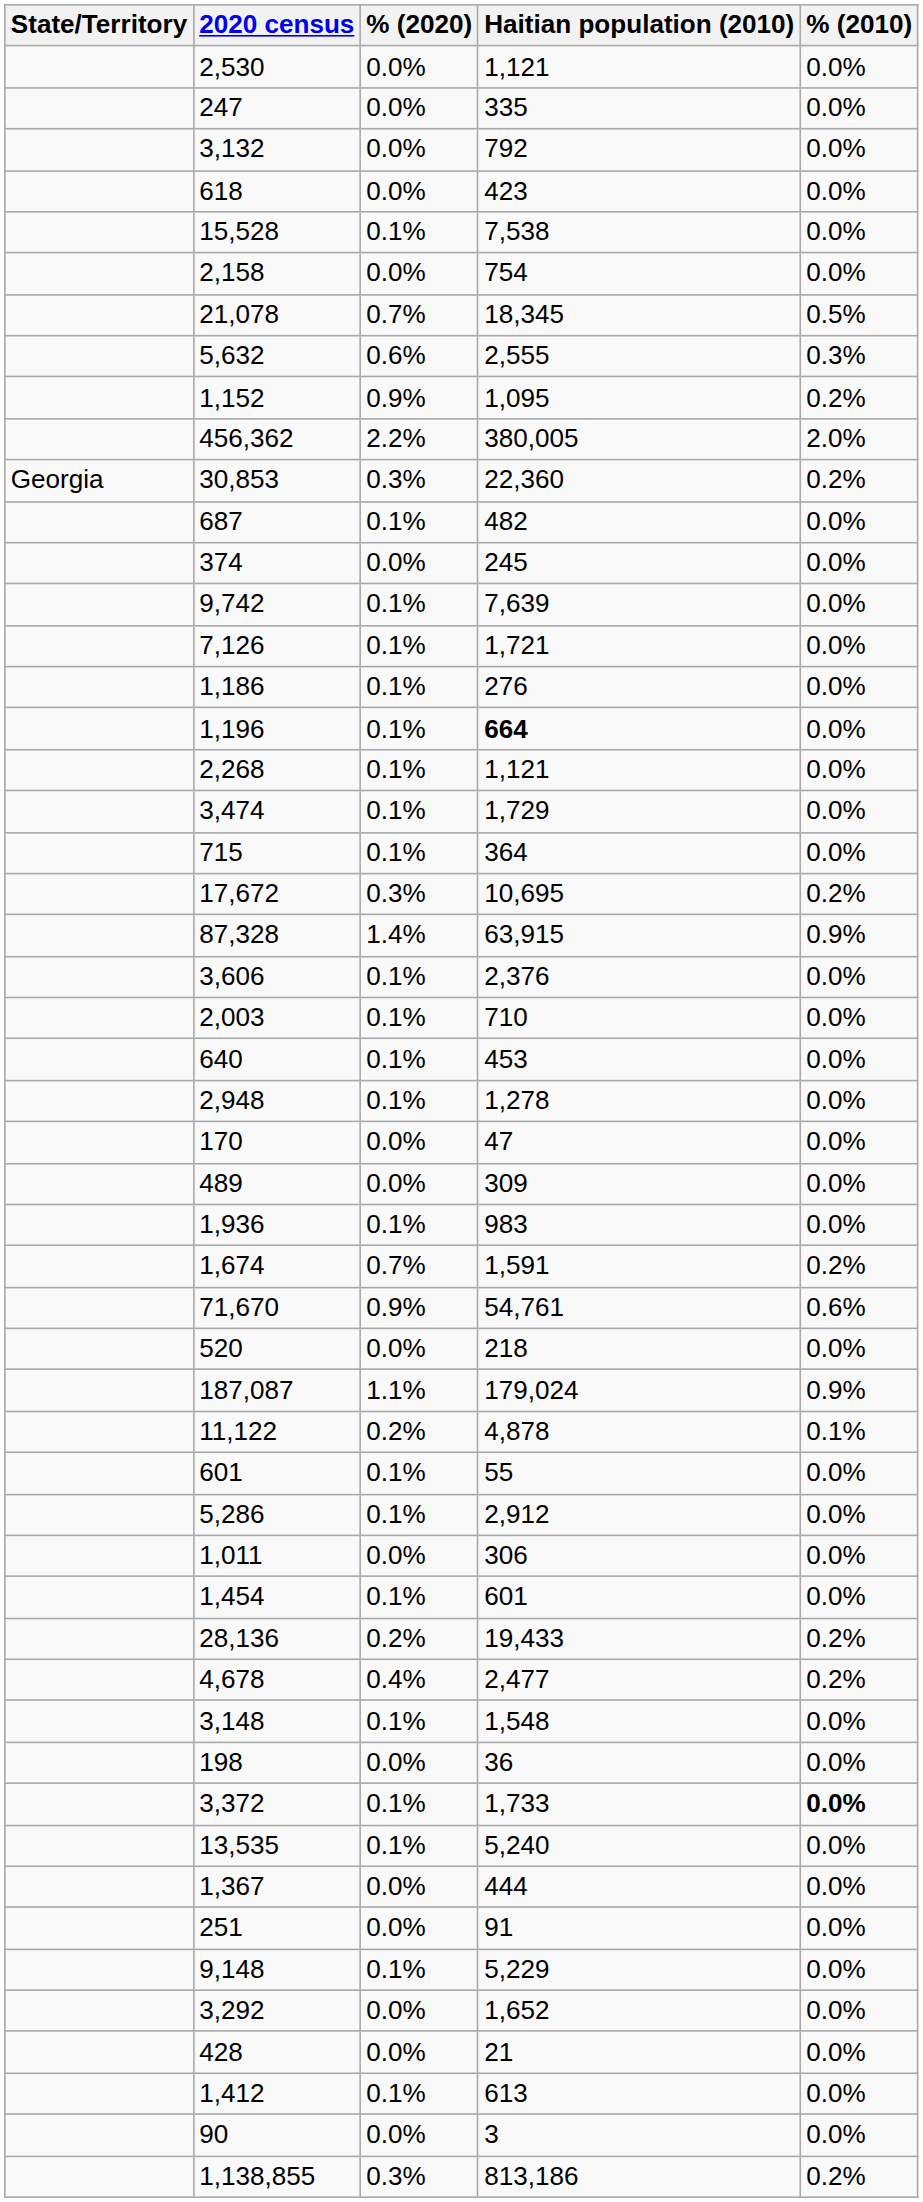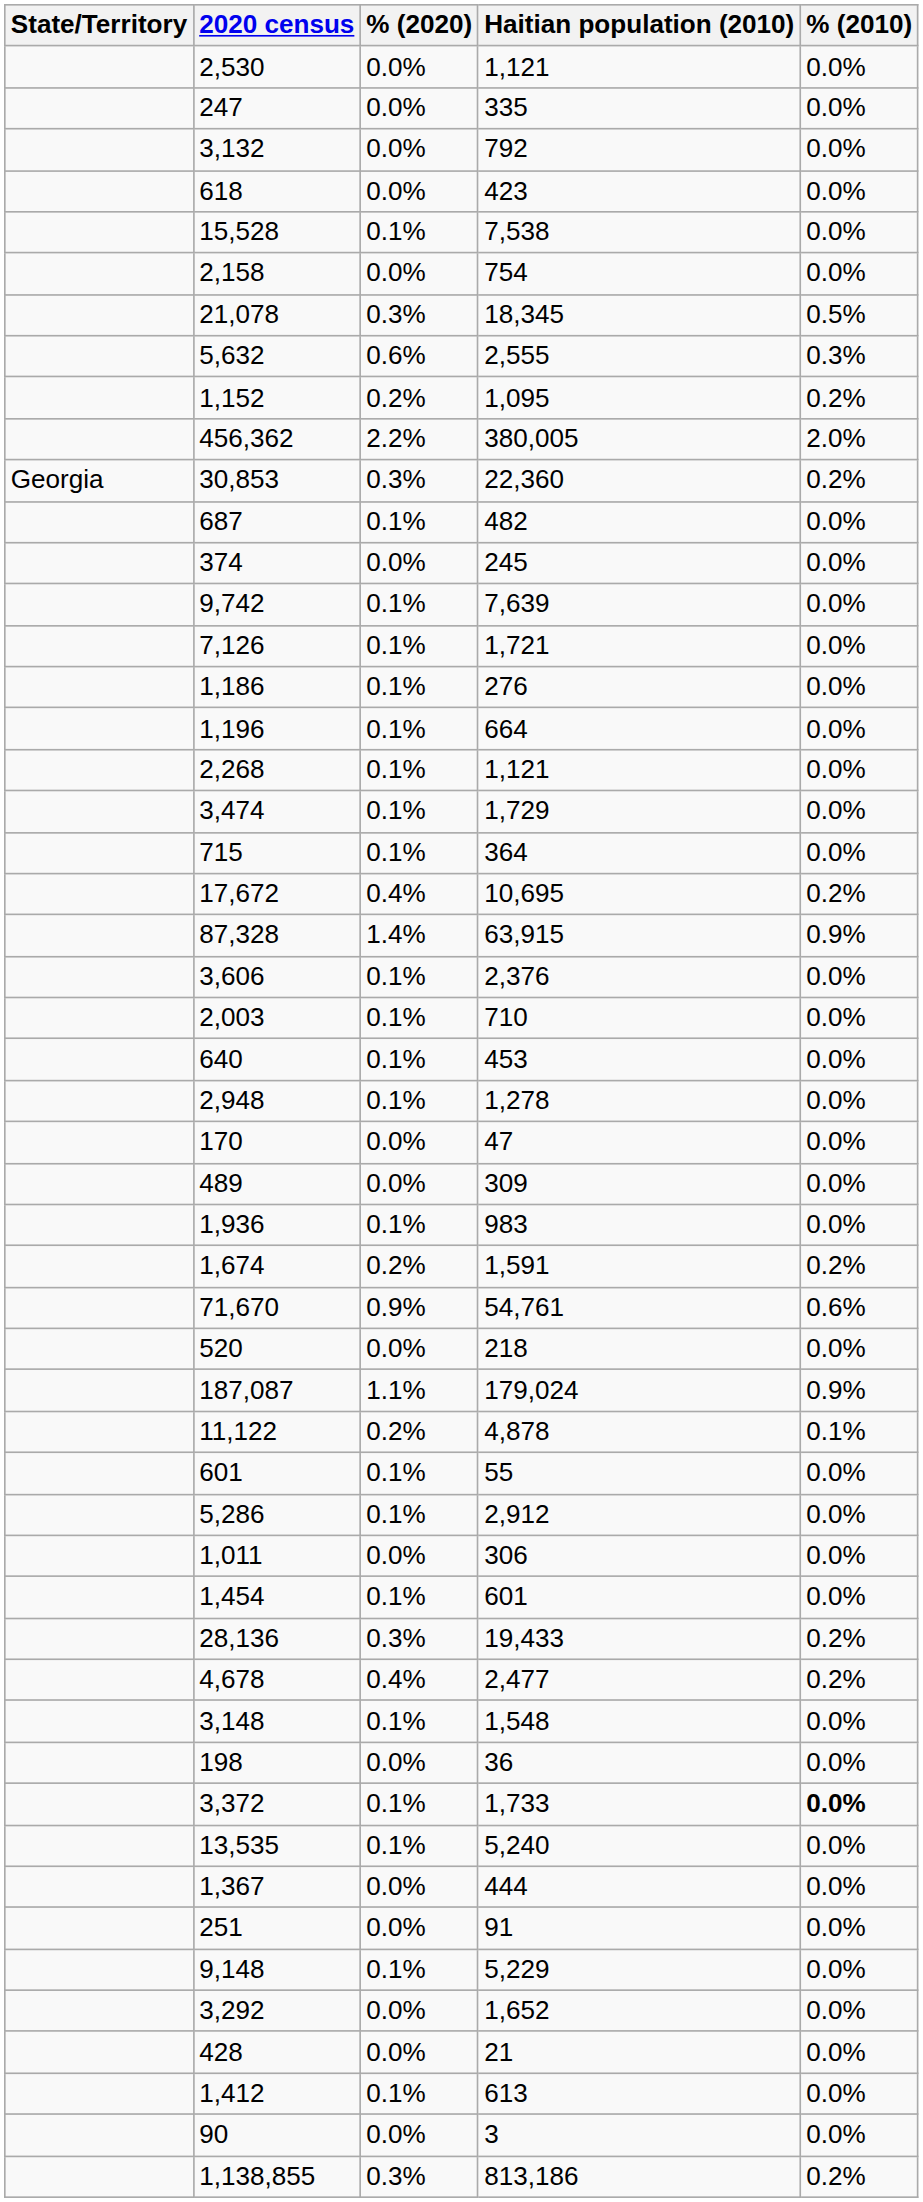(396, 314) 0.7% -> (396, 314) 0.3%
(396, 397) 0.9% -> (396, 397) 0.2%
(506, 728) bold -> (506, 728) normal
(396, 893) 0.3% -> (396, 893) 0.4%
(396, 1266) 0.7% -> (396, 1266) 0.2%
(396, 1638) 0.2% -> (396, 1638) 0.3%
